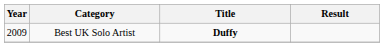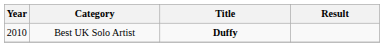(17, 33) 2009 -> (17, 33) 2010
